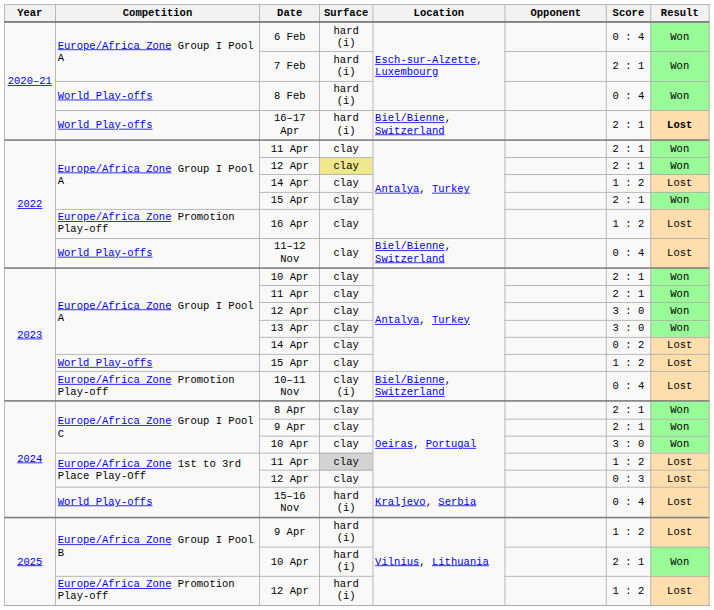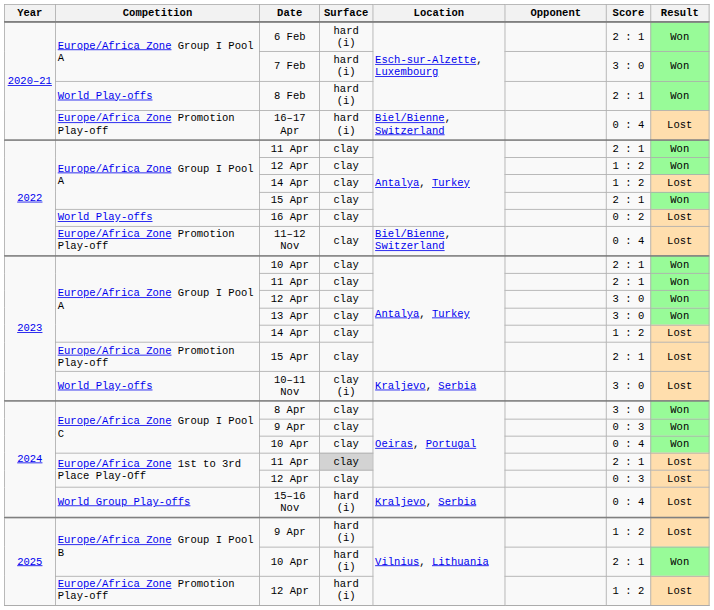(628, 37) 0 : 4 -> (628, 37) 2 : 1
(628, 66) 2 : 1 -> (628, 66) 3 : 0
(628, 96) 0 : 4 -> (628, 96) 2 : 1
(105, 125) World Play-offs -> (146, 125) Europe/Africa Zone Promotion Play-off
(628, 125) 2 : 1 -> (628, 125) 0 : 4
(680, 125) bold -> (680, 125) normal
(346, 166) khaki background -> (346, 166) no background
(628, 166) 2 : 1 -> (628, 166) 1 : 2
(146, 224) Europe/Africa Zone Promotion Play-off -> (105, 218) World Play-offs
(628, 224) 1 : 2 -> (628, 218) 0 : 2
(105, 253) World Play-offs -> (146, 241) Europe/Africa Zone Promotion Play-off
(628, 346) 0 : 2 -> (628, 334) 1 : 2
(105, 363) World Play-offs -> (146, 357) Europe/Africa Zone Promotion Play-off
(628, 363) 1 : 2 -> (628, 357) 2 : 1
(146, 386) Europe/Africa Zone Promotion Play-off -> (105, 386) World Play-offs
(413, 386) Biel/Bienne, Switzerland -> (426, 386) Kraljevo, Serbia
(628, 386) 0 : 4 -> (628, 386) 3 : 0
(628, 410) 2 : 1 -> (628, 410) 3 : 0
(628, 427) 2 : 1 -> (628, 427) 0 : 3
(628, 445) 3 : 0 -> (628, 445) 0 : 4
(628, 462) 1 : 2 -> (628, 462) 2 : 1
(105, 502) World Play-offs -> (124, 502) World Group Play-offs
